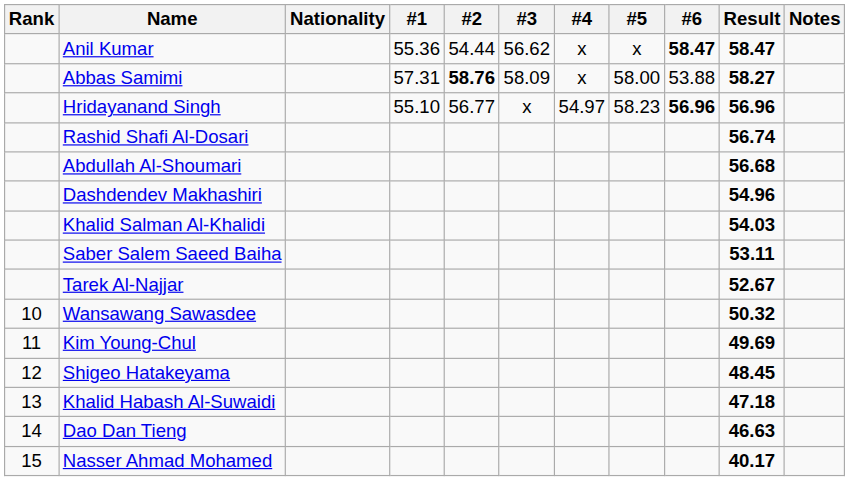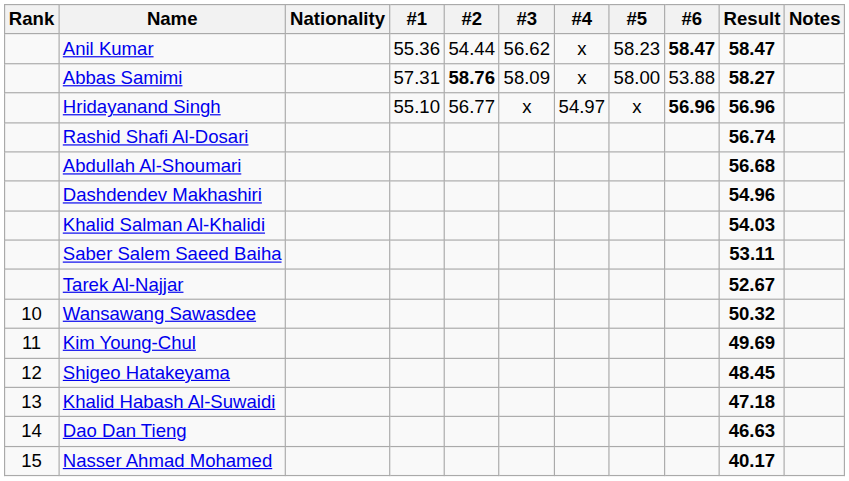(637, 48) x -> (637, 48) 58.23
(637, 107) 58.23 -> (637, 107) x
